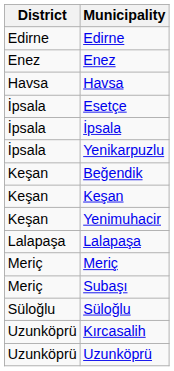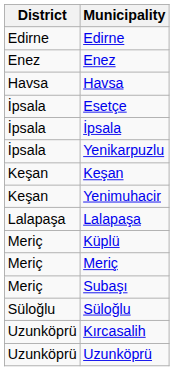- row: (113, 173)
+ row: (101, 241)
